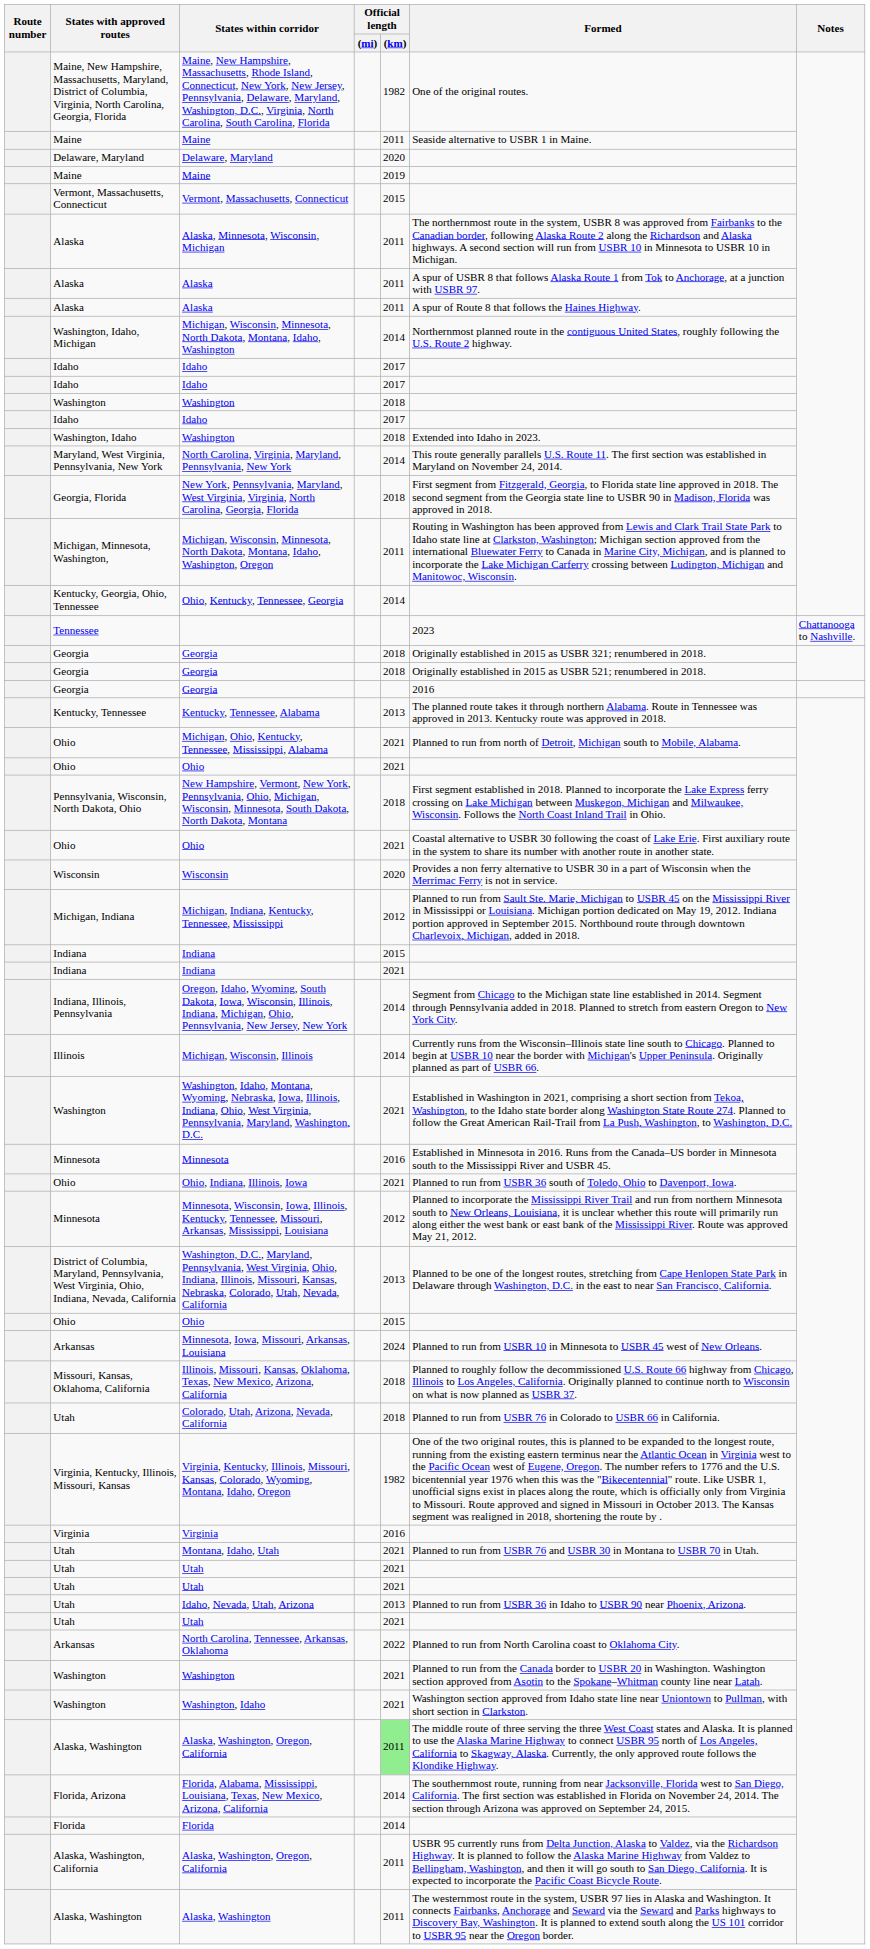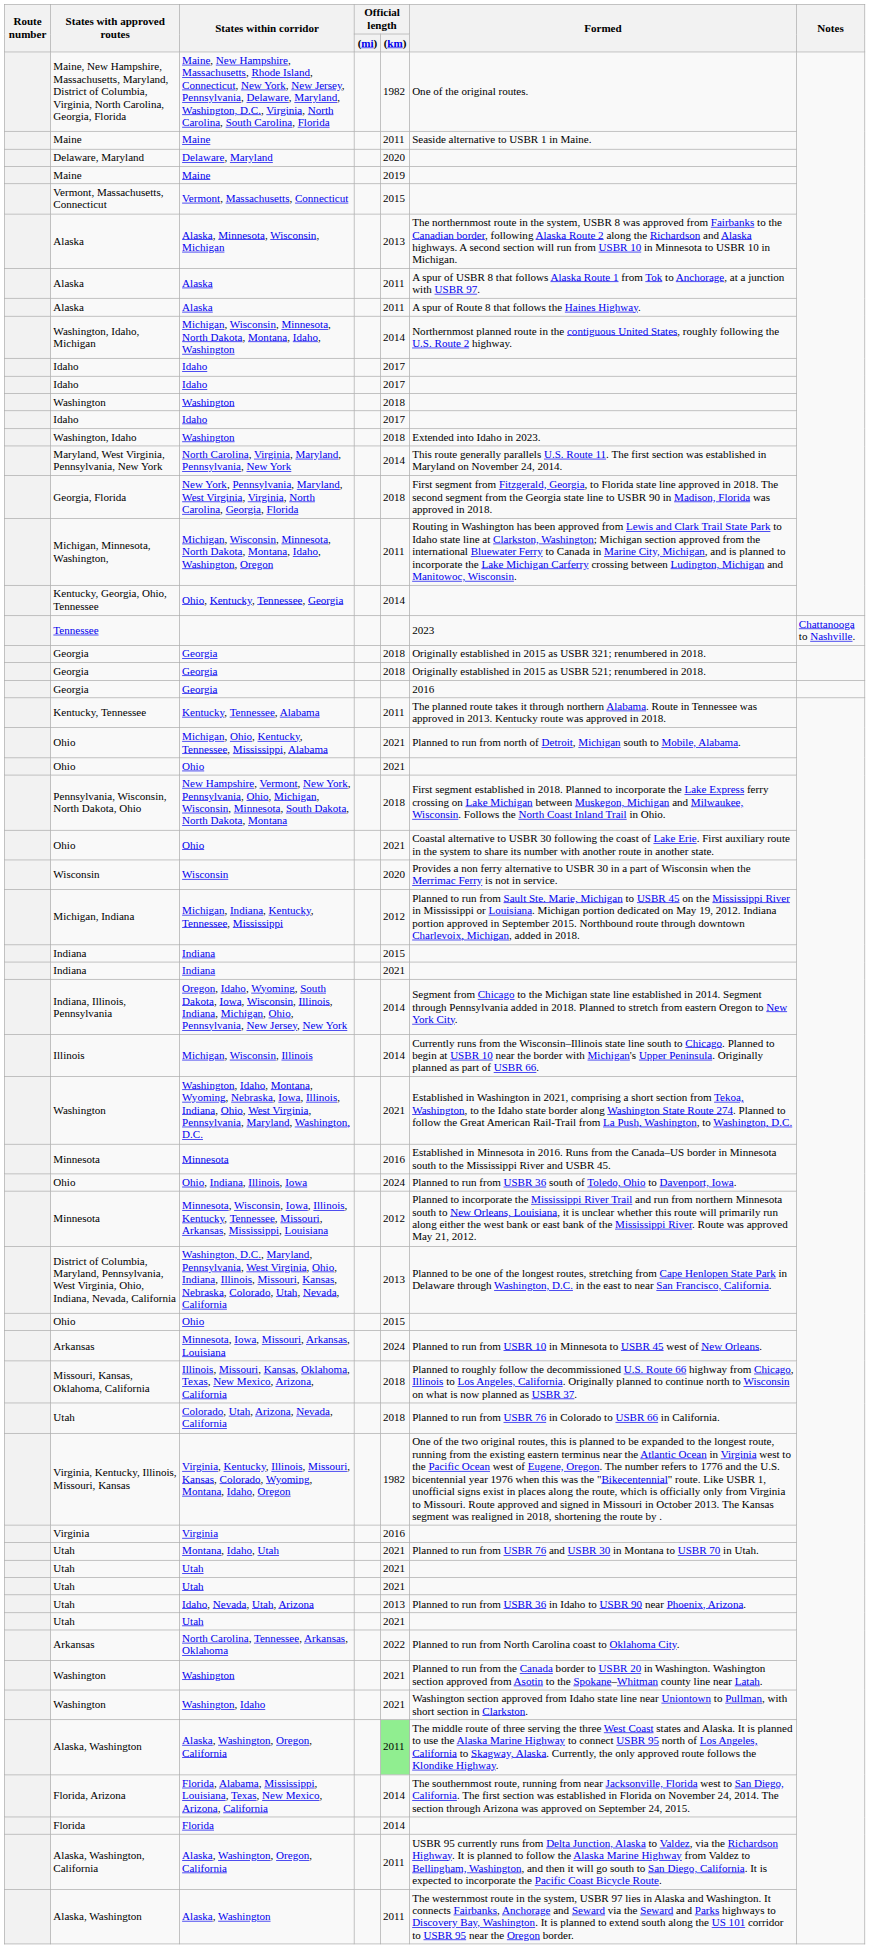(394, 241) 2011 -> (394, 241) 2013
(394, 712) 2013 -> (394, 712) 2011
(394, 1182) 2021 -> (394, 1182) 2024
